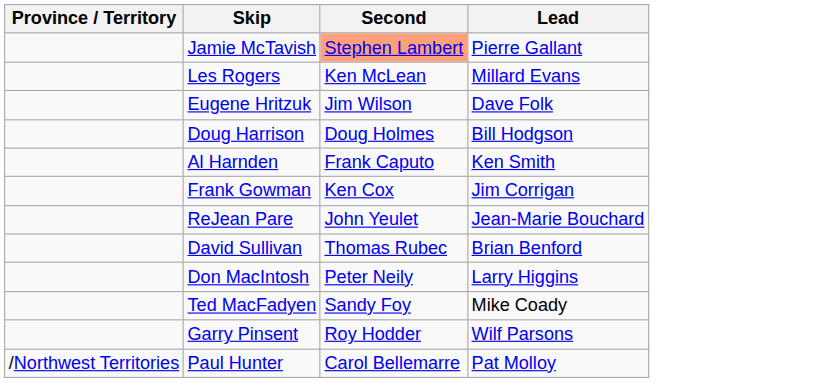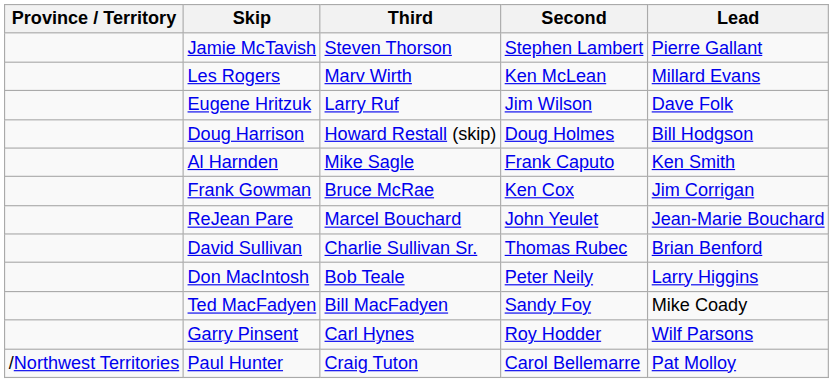+ column: (410, 18)
(394, 47) lightsalmon background -> (574, 47) no background
